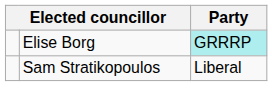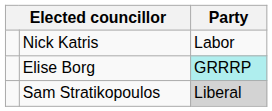+ row: (61, 43)
(218, 68) no background -> (218, 93) lightgrey background
